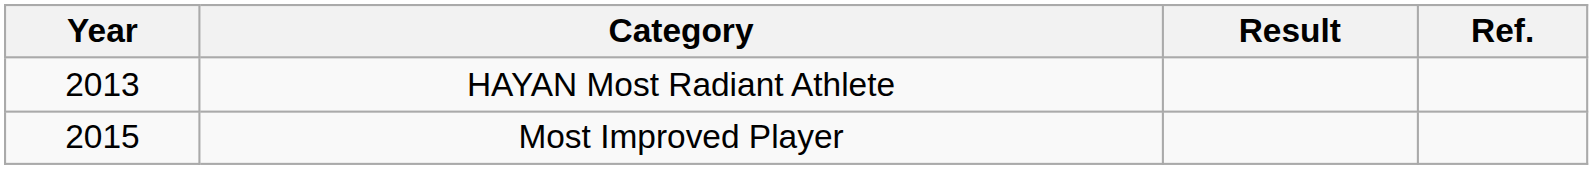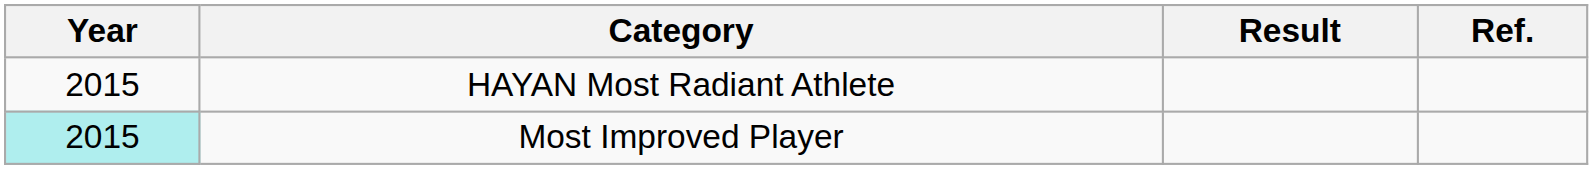(102, 84) 2013 -> (102, 84) 2015
(102, 137) no background -> (102, 137) paleturquoise background
